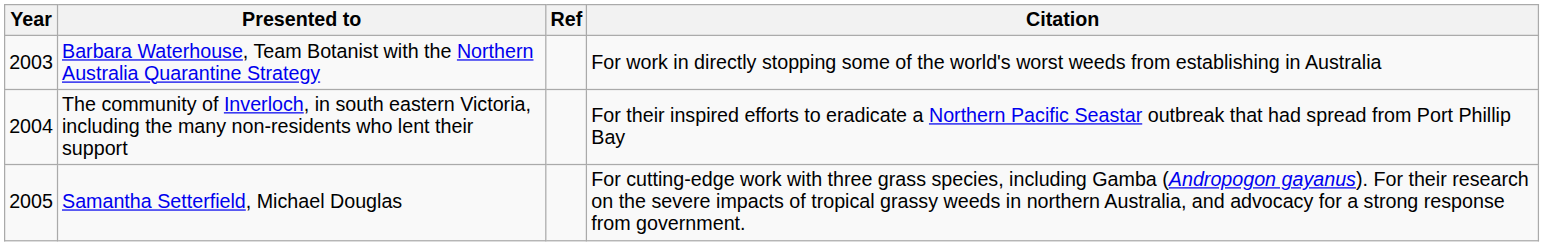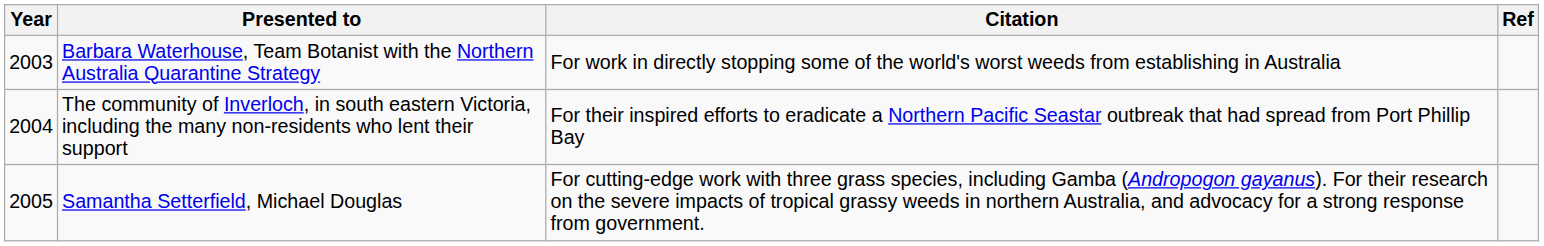columns swapped: (1063, 20) <-> (566, 20)
